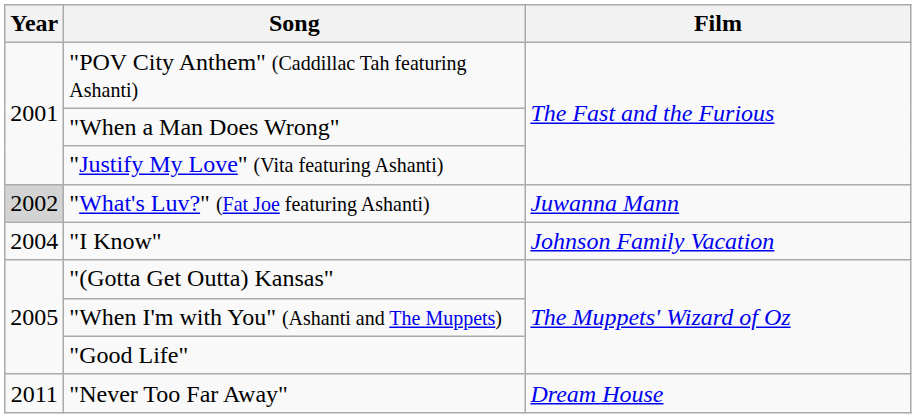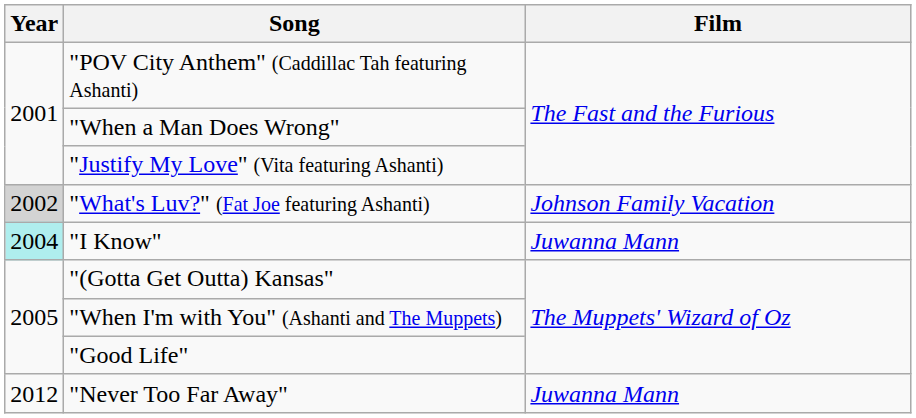(605, 202) Juwanna Mann -> (652, 202) Johnson Family Vacation
(34, 240) no background -> (34, 240) paleturquoise background
(652, 240) Johnson Family Vacation -> (605, 240) Juwanna Mann
(34, 393) 2011 -> (34, 393) 2012
(597, 393) Dream House -> (605, 393) Juwanna Mann
